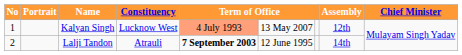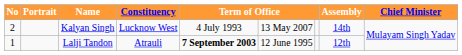(13, 27) 1 -> (13, 27) 2
(219, 27) lightsalmon background -> (219, 27) no background
(342, 27) 12th -> (342, 27) 14th
(13, 43) 2 -> (13, 43) 1
(342, 43) 14th -> (342, 43) 12th
